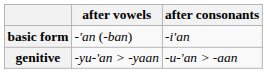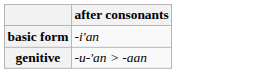- column: (117, 15)
